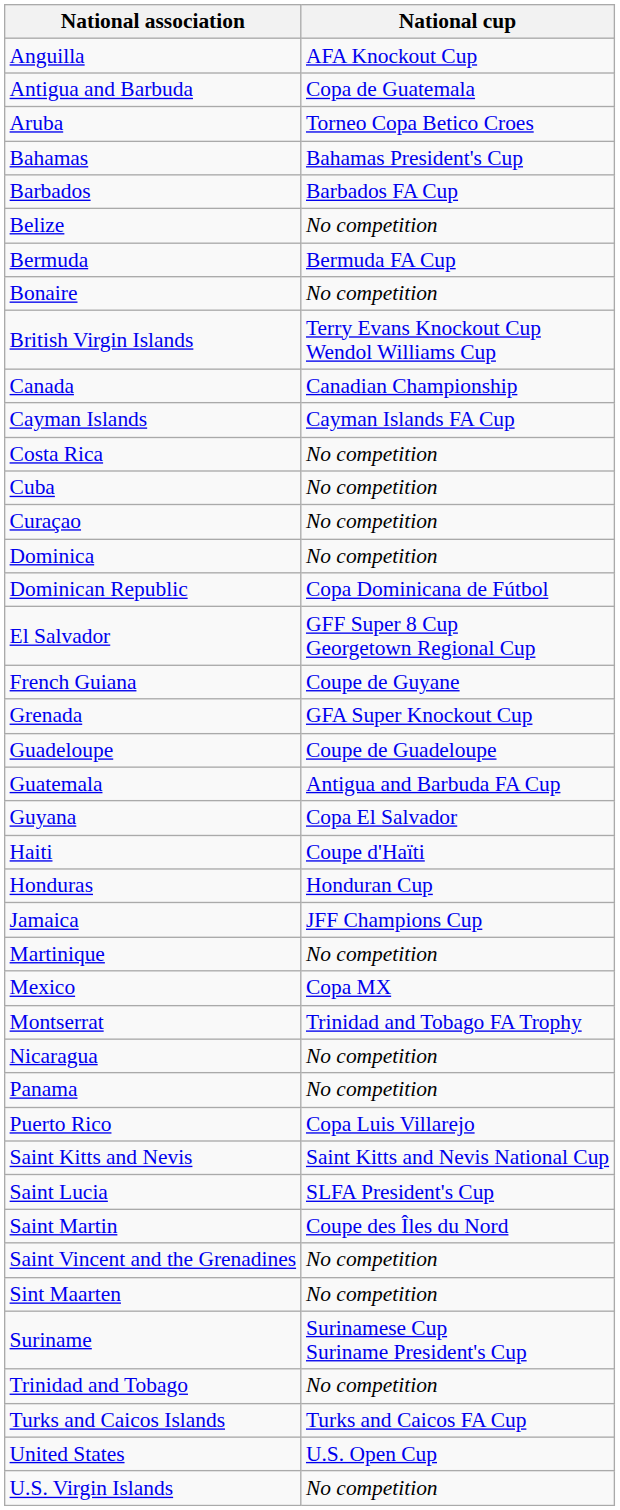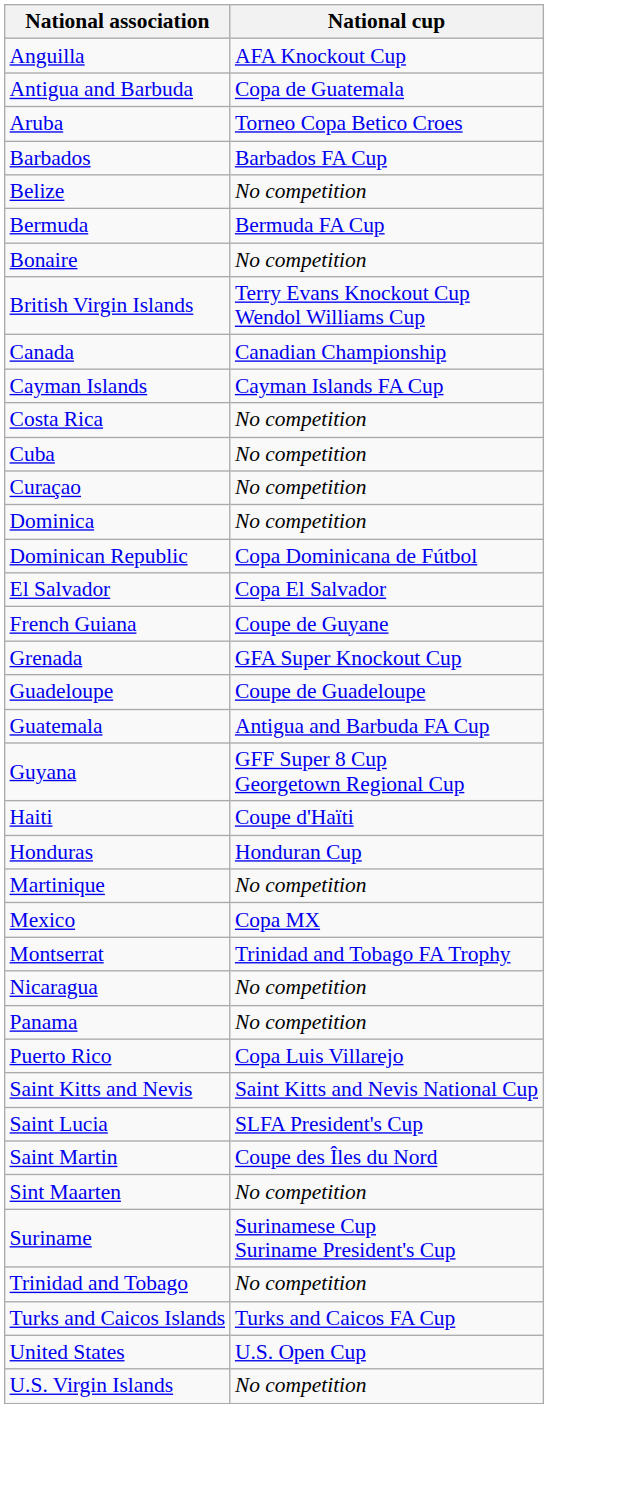- row: (49, 157)
(421, 635) GFF Super 8 Cup Georgetown Regional Cup -> (311, 589) Copa El Salvador
(382, 817) Copa El Salvador -> (350, 771) GFF Super 8 Cup Georgetown Regional Cup
- row: (44, 919)
- row: (153, 1259)
